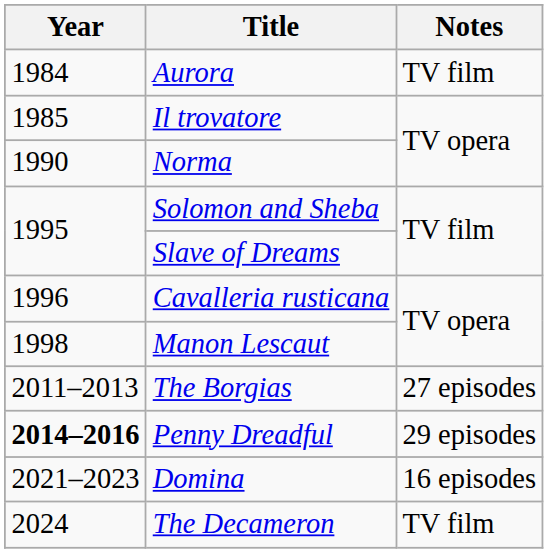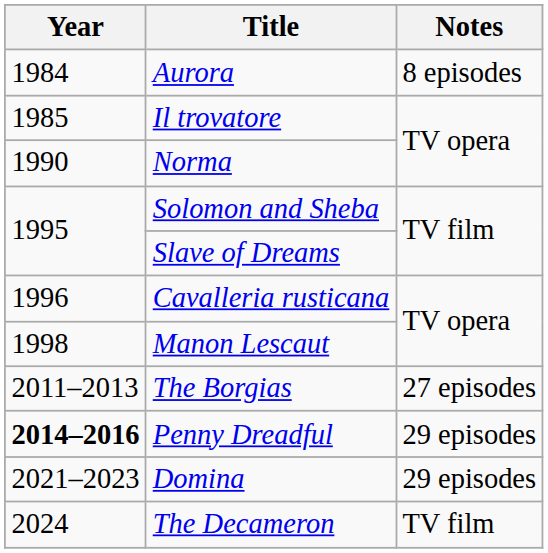(448, 72) TV film -> (462, 72) 8 episodes
(469, 478) 16 episodes -> (469, 478) 29 episodes
